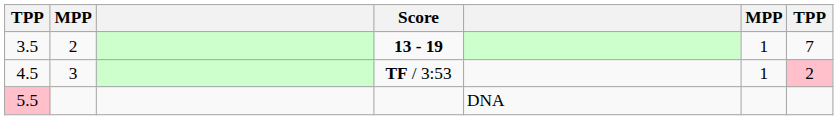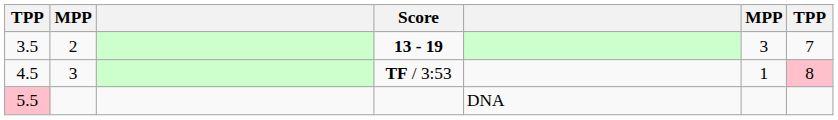(764, 45) 1 -> (764, 45) 3
(810, 73) 2 -> (810, 73) 8
